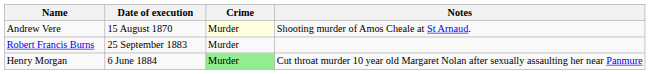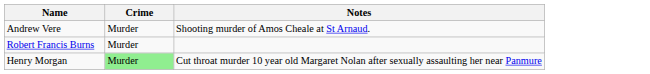- column: (155, 12)
(223, 28) lightyellow background -> (123, 28) no background
